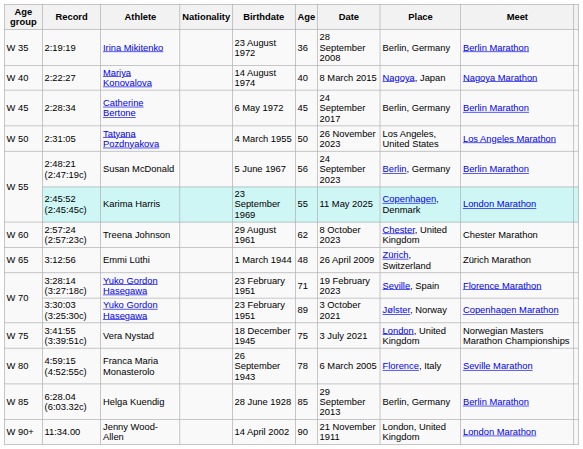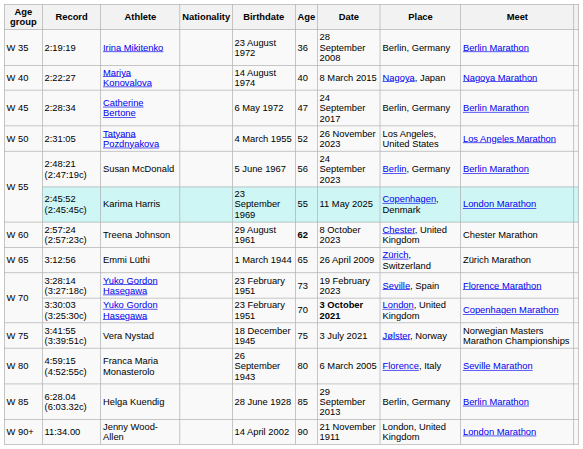(303, 108) 45 -> (303, 108) 47
(303, 139) 50 -> (303, 139) 52
(303, 235) normal -> (303, 235) bold
(303, 260) 48 -> (303, 260) 65
(303, 286) 71 -> (303, 286) 73
(303, 311) 89 -> (303, 311) 70
(340, 311) normal -> (341, 311) bold
(415, 311) Jølster, Norway -> (414, 311) London, United Kingdom
(414, 336) London, United Kingdom -> (415, 336) Jølster, Norway
(303, 366) 78 -> (303, 366) 80
